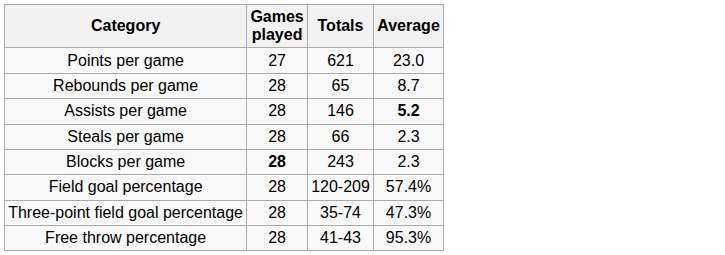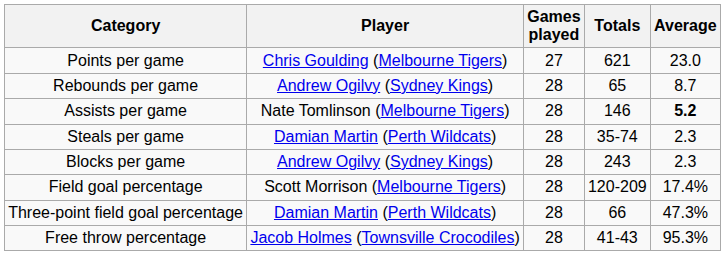+ column: (385, 26)
(340, 136) 66 -> (617, 136) 35-74
(277, 162) bold -> (554, 162) normal
(409, 187) 57.4% -> (685, 187) 17.4%
(340, 212) 35-74 -> (617, 212) 66
